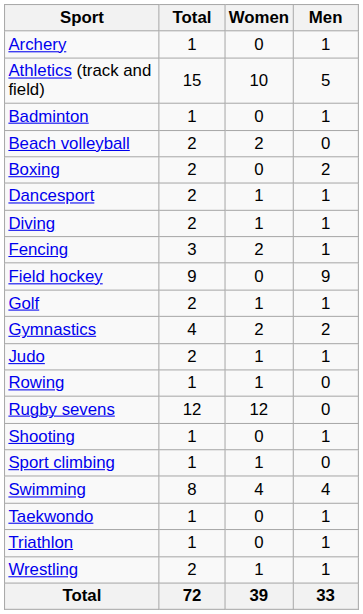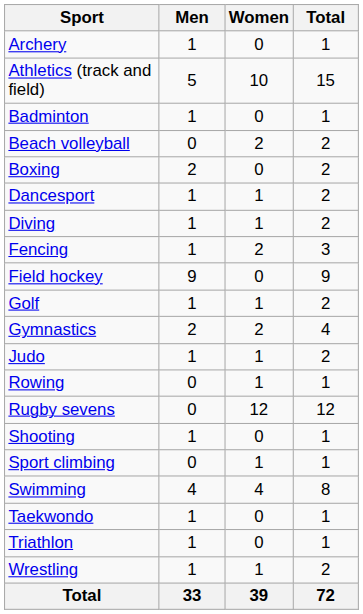columns swapped: (326, 17) <-> (192, 17)
